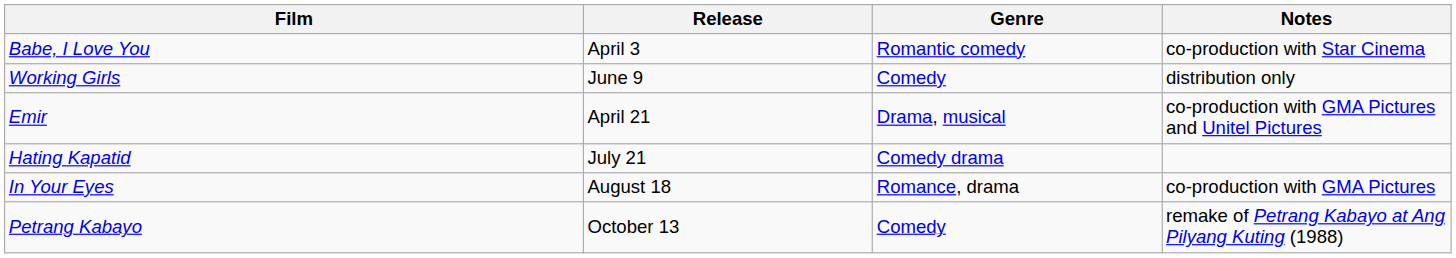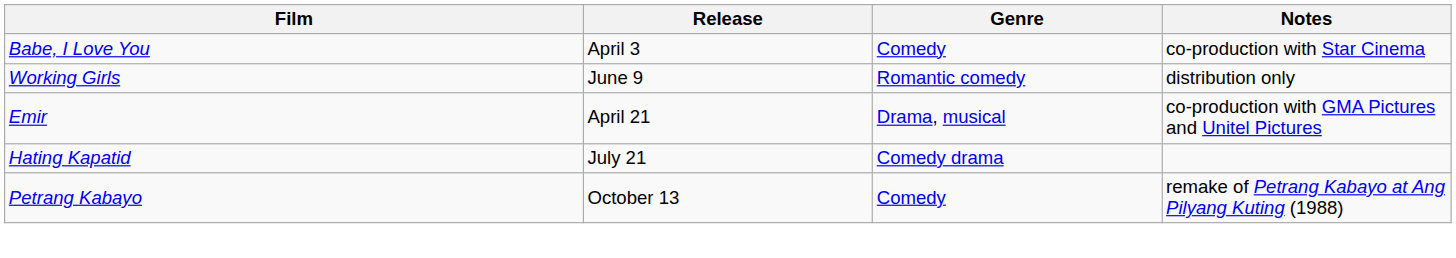(951, 48) Romantic comedy -> (911, 48) Comedy
(911, 78) Comedy -> (951, 78) Romantic comedy
- row: (61, 187)
